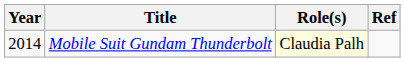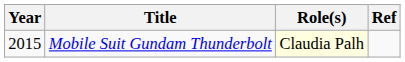(25, 43) 2014 -> (25, 43) 2015
